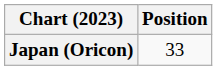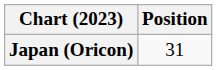(175, 49) 33 -> (175, 49) 31
